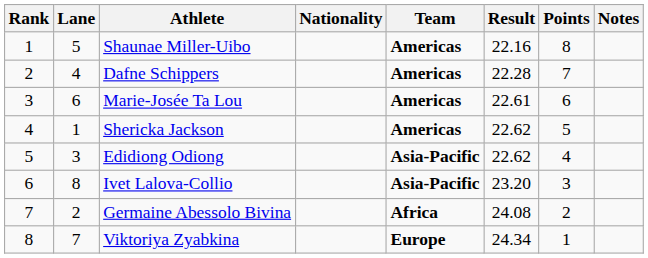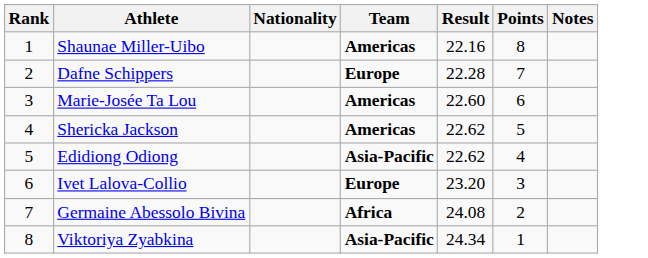- column: (76, 18)
(426, 73) Americas -> (372, 73) Europe
(511, 101) 22.61 -> (466, 101) 22.60
(435, 184) Asia-Pacific -> (372, 184) Europe
(418, 239) Europe -> (389, 239) Asia-Pacific
